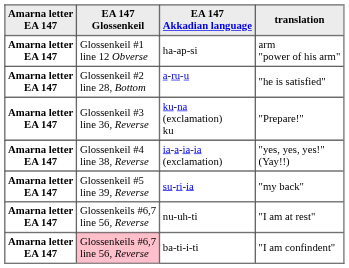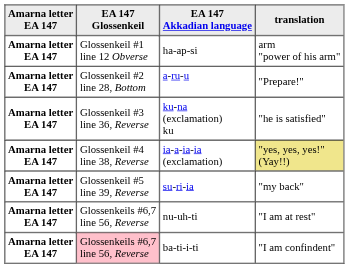(292, 81) "he is satisfied" -> (281, 81) "Prepare!"
(281, 118) "Prepare!" -> (292, 118) "he is satisfied"
(292, 155) no background -> (292, 155) khaki background
